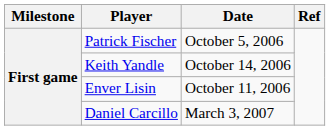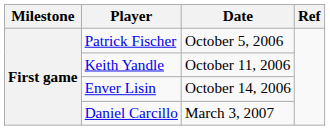(238, 64) October 14, 2006 -> (238, 64) October 11, 2006
(238, 88) October 11, 2006 -> (238, 88) October 14, 2006
